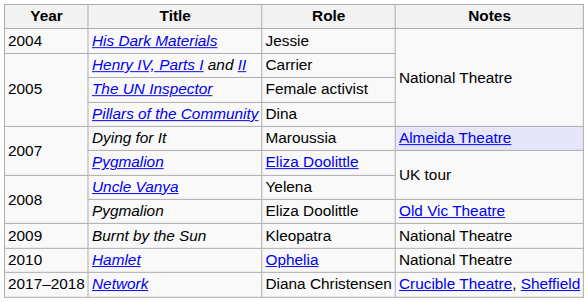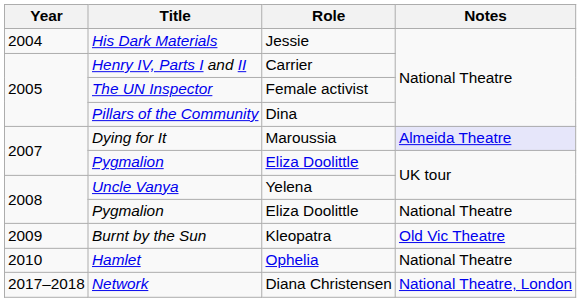(452, 211) Old Vic Theatre -> (456, 211) National Theatre
(456, 235) National Theatre -> (452, 235) Old Vic Theatre
(490, 284) Crucible Theatre, Sheffield -> (485, 284) National Theatre, London
